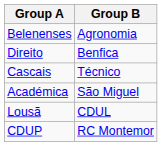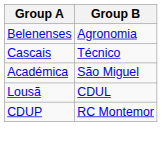- row: (25, 53)
